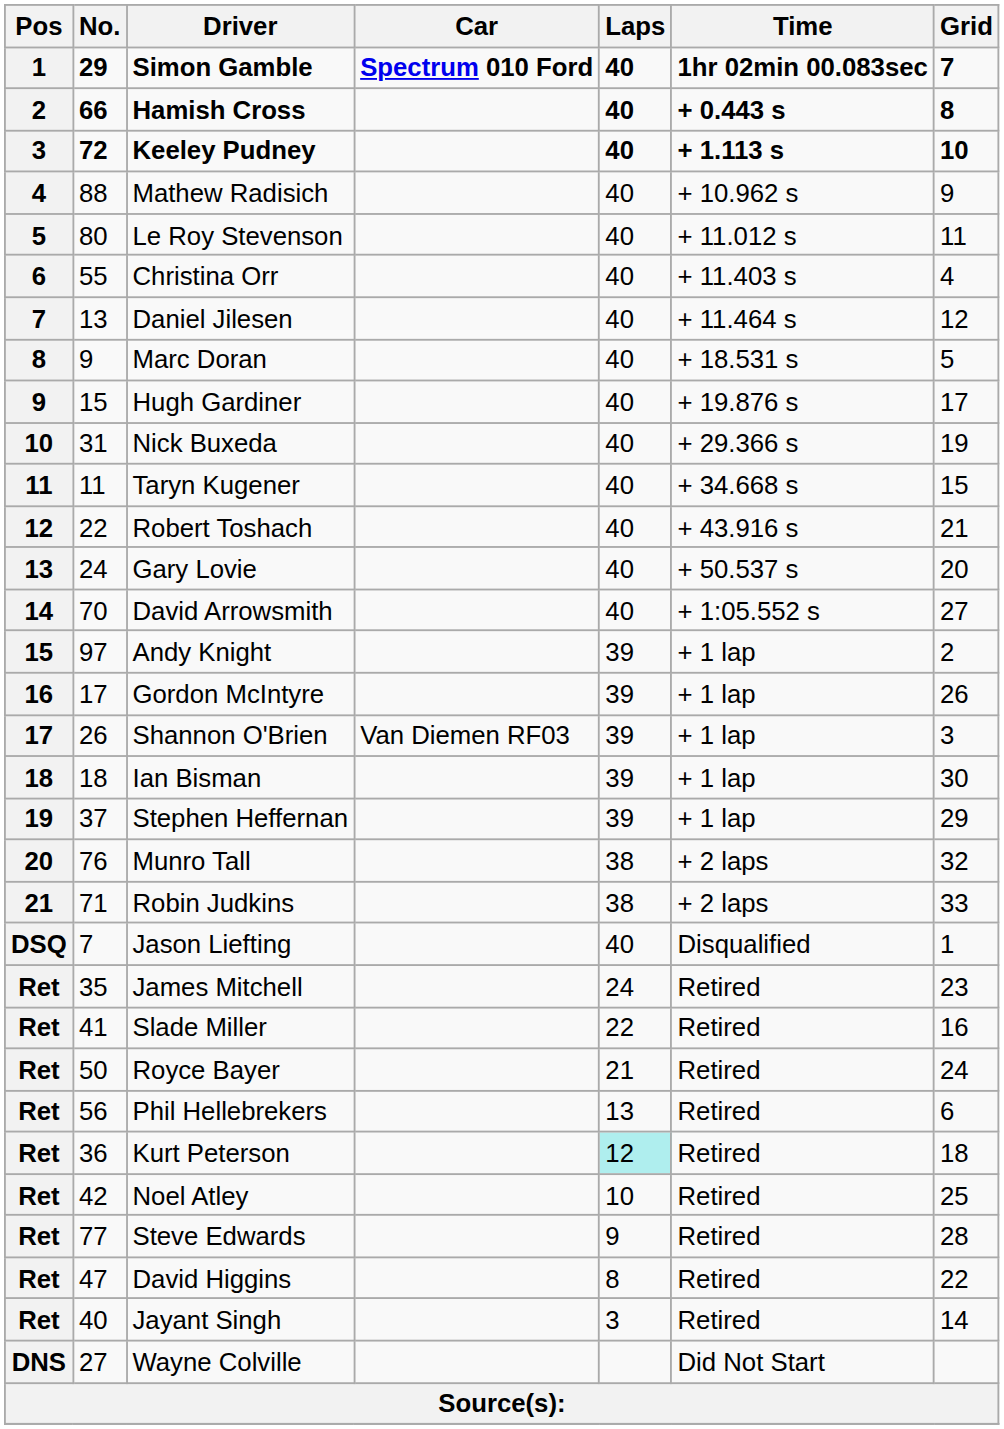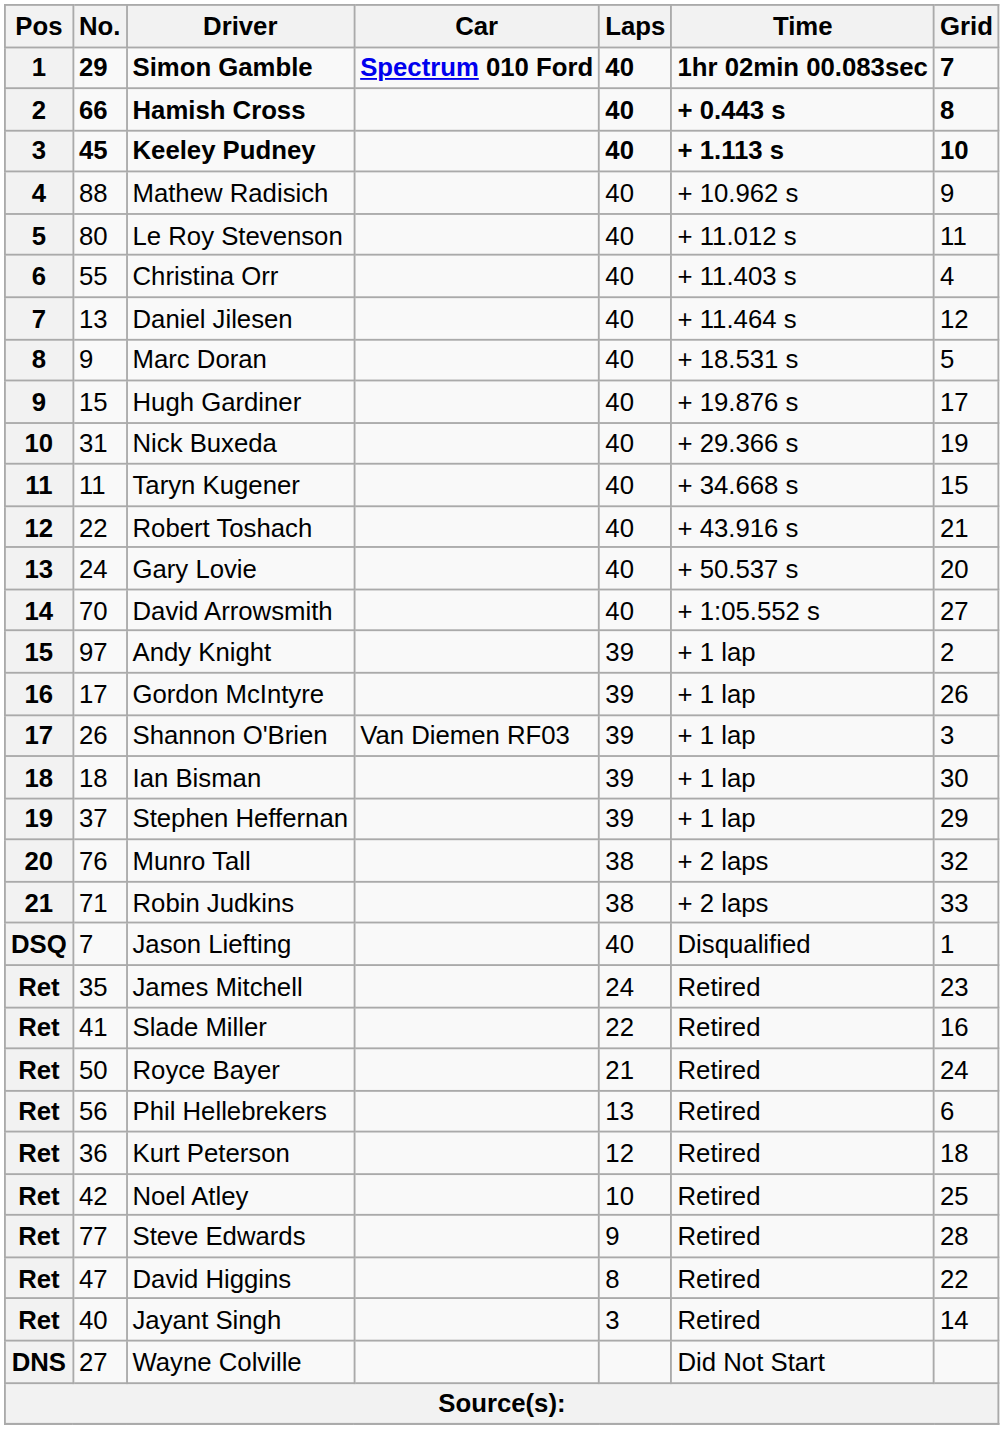(93, 151) 72 -> (93, 151) 45
(620, 1153) paleturquoise background -> (620, 1153) no background
